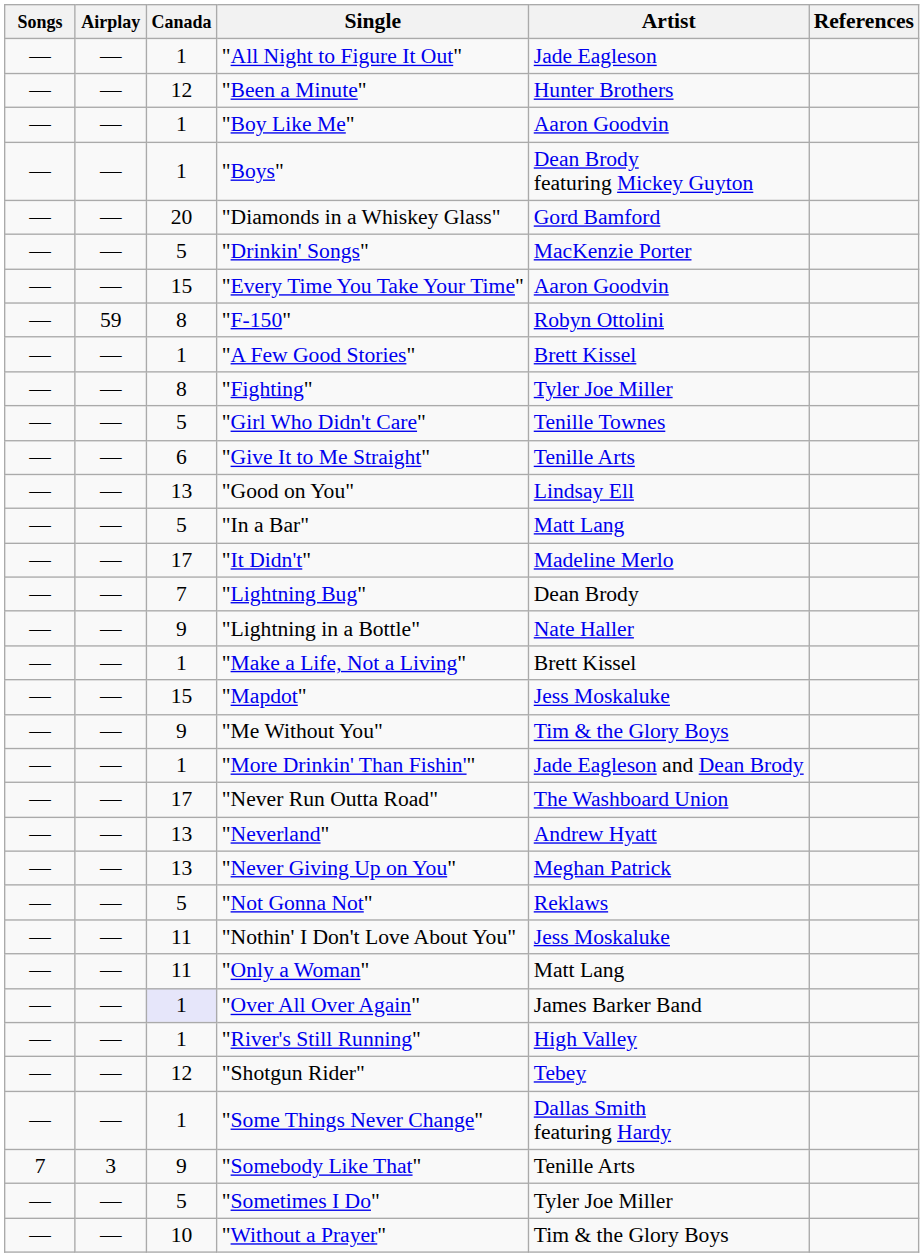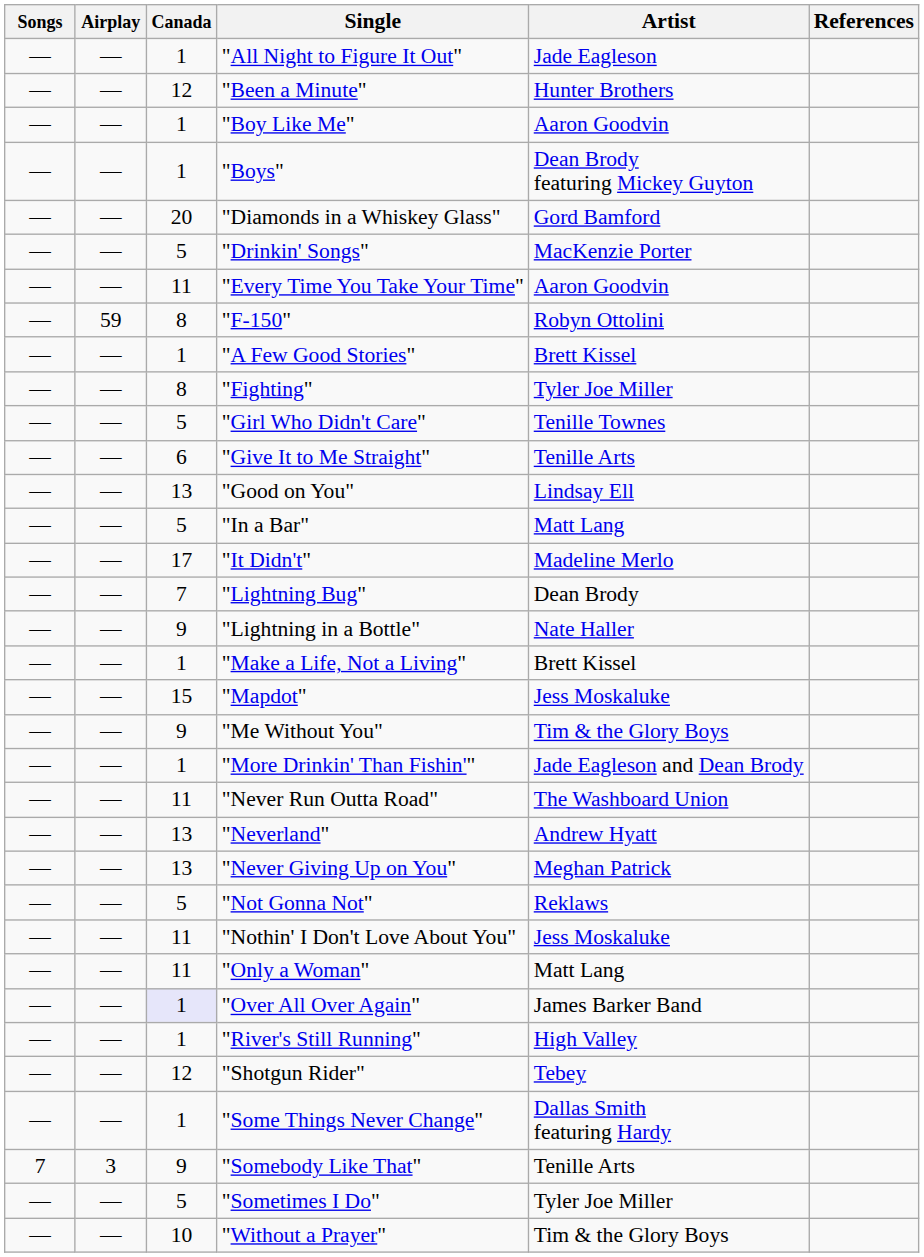(181, 285) 15 -> (181, 285) 11
(181, 799) 17 -> (181, 799) 11
